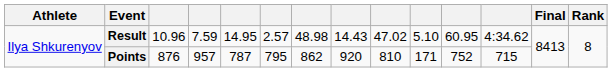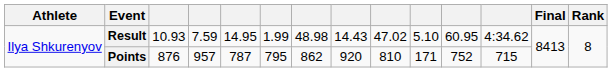(169, 36) 10.96 -> (169, 36) 10.93
(276, 36) 2.57 -> (276, 36) 1.99
